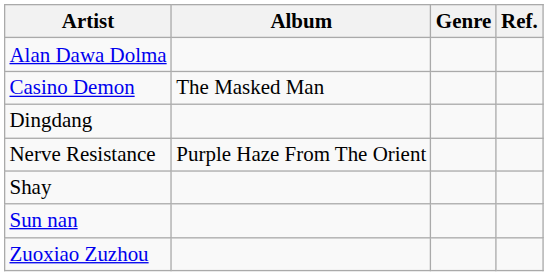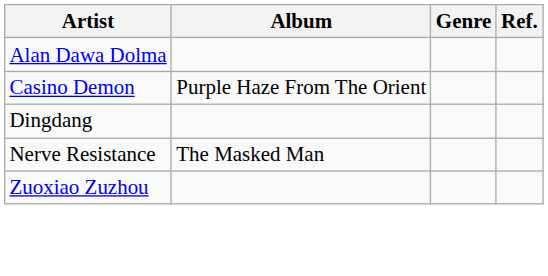(250, 87) The Masked Man -> (301, 87) Purple Haze From The Orient
(301, 154) Purple Haze From The Orient -> (250, 154) The Masked Man
- row: (30, 187)
- row: (44, 220)
